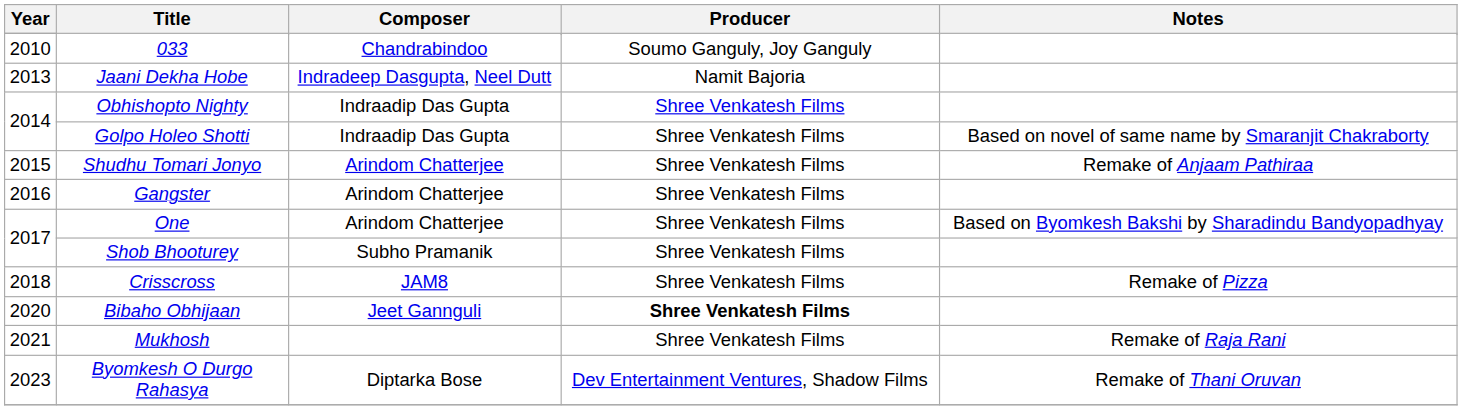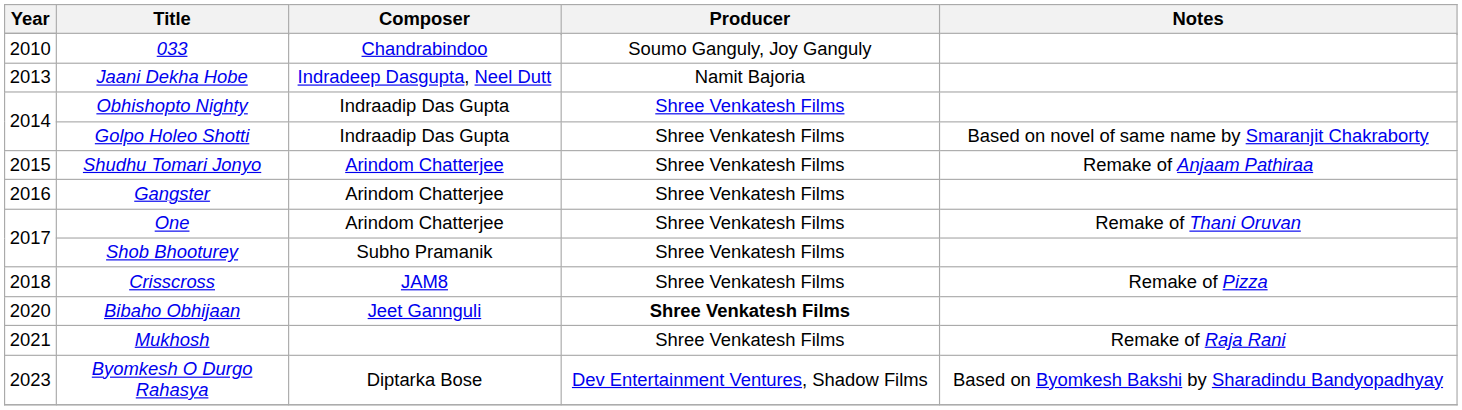(1198, 223) Based on Byomkesh Bakshi by Sharadindu Bandyopadhyay -> (1198, 223) Remake of Thani Oruvan
(1198, 379) Remake of Thani Oruvan -> (1198, 379) Based on Byomkesh Bakshi by Sharadindu Bandyopadhyay
